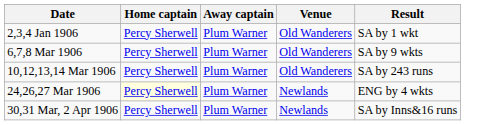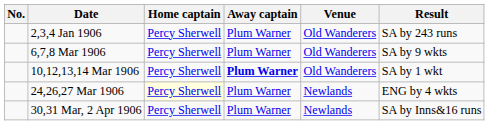+ column: (16, 14)
(388, 33) SA by 1 wkt -> (420, 33) SA by 243 runs
(235, 71) normal -> (262, 71) bold
(395, 71) SA by 243 runs -> (412, 71) SA by 1 wkt
